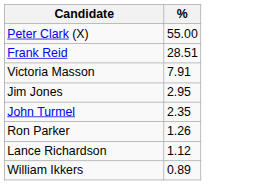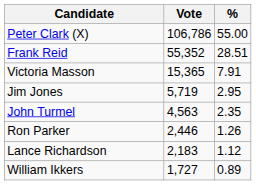+ column: (189, 14)
